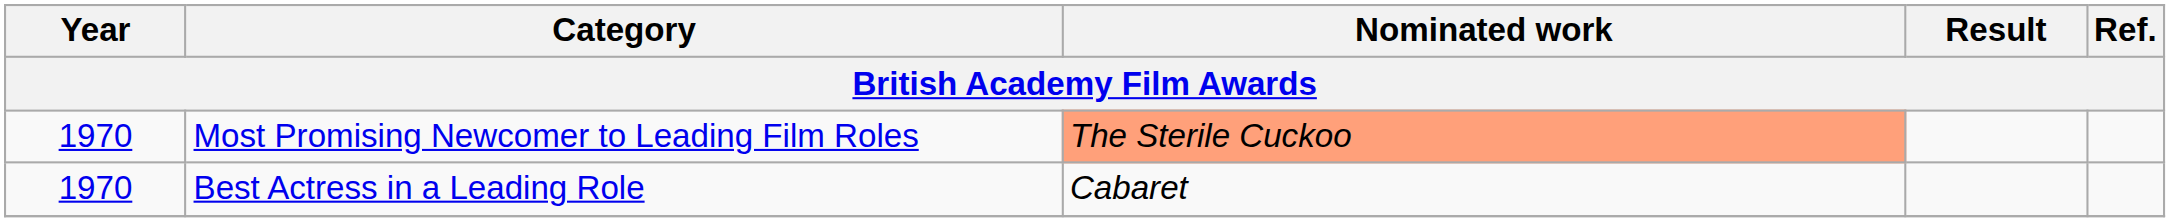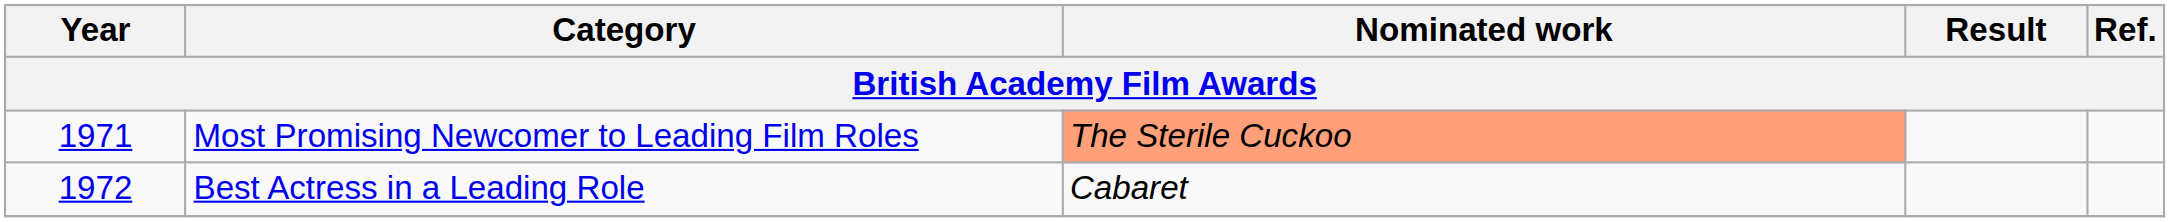(95, 135) 1970 -> (95, 135) 1971
(95, 188) 1970 -> (95, 188) 1972
